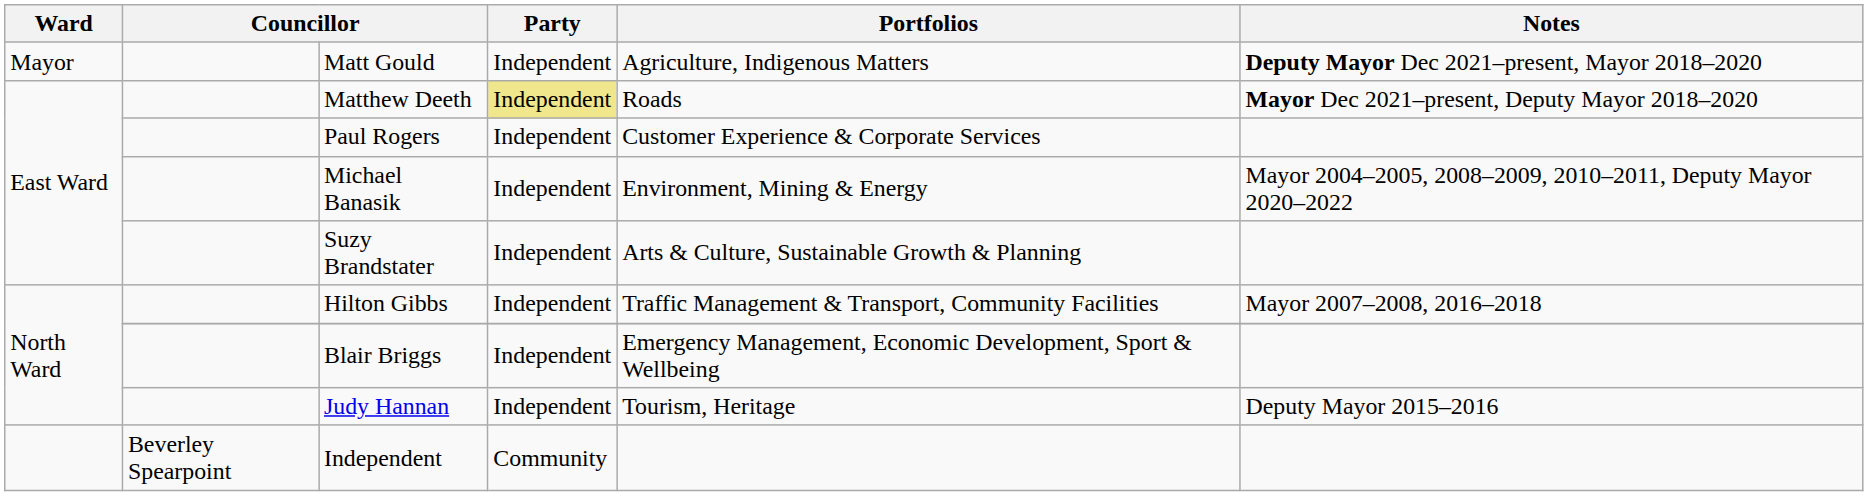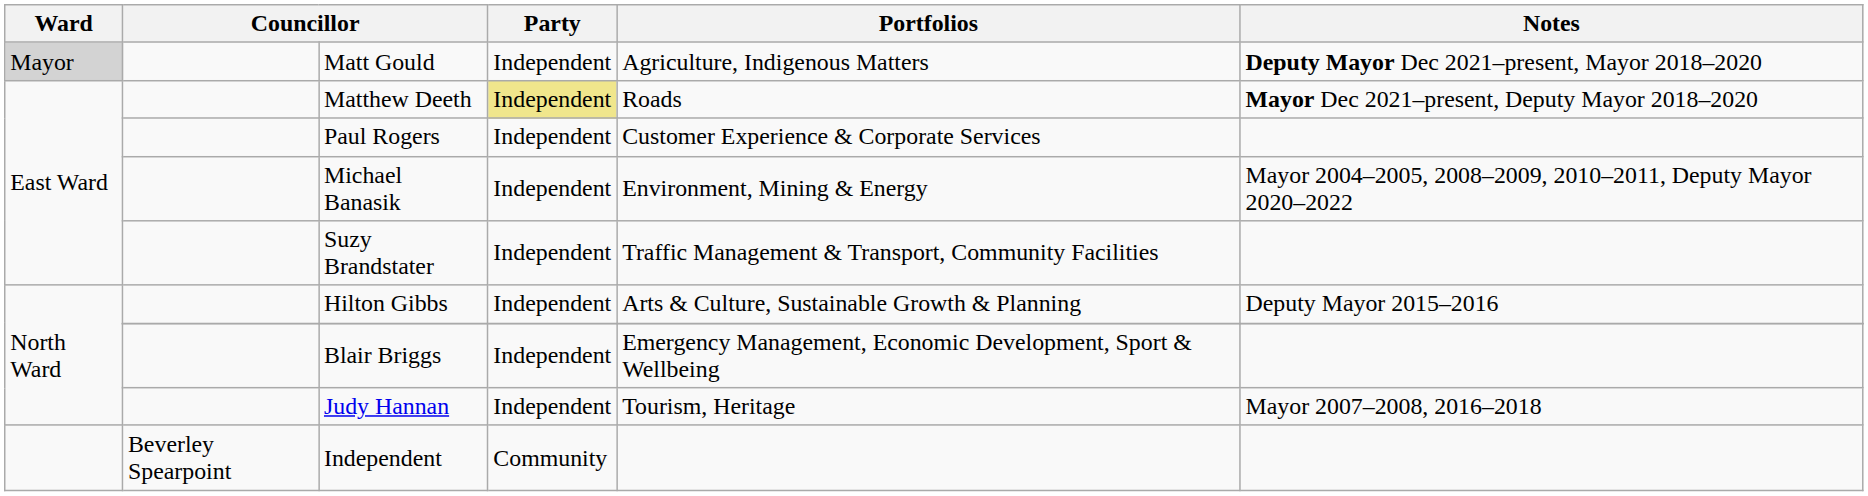(42, 61) no background -> (42, 61) lightgrey background
(852, 252) Arts & Culture, Sustainable Growth & Planning -> (890, 252) Traffic Management & Transport, Community Facilities
(890, 303) Traffic Management & Transport, Community Facilities -> (852, 303) Arts & Culture, Sustainable Growth & Planning
(1394, 303) Mayor 2007–2008, 2016–2018 -> (1372, 303) Deputy Mayor 2015–2016
(1372, 406) Deputy Mayor 2015–2016 -> (1394, 406) Mayor 2007–2008, 2016–2018
